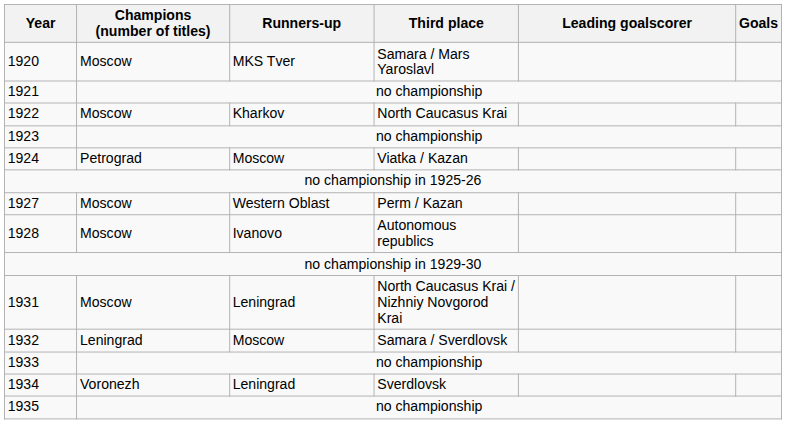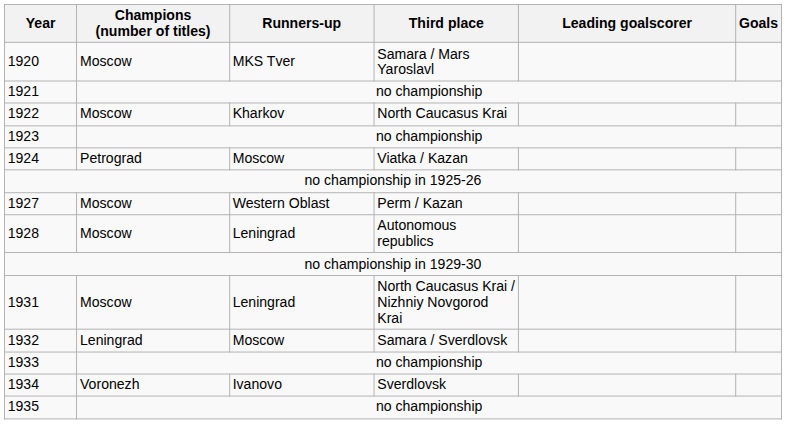(257, 233) Ivanovo -> (264, 233) Leningrad
(264, 385) Leningrad -> (257, 385) Ivanovo
